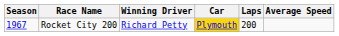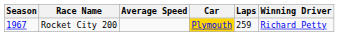columns swapped: (157, 11) <-> (299, 11)
(249, 25) 200 -> (244, 25) 259
